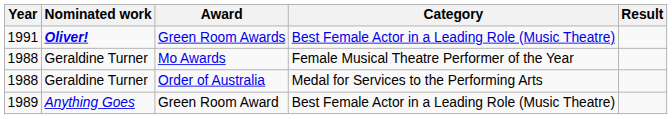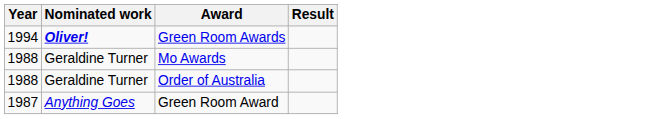- column: (453, 15)
(23, 37) 1991 -> (23, 37) 1994
(23, 102) 1989 -> (23, 102) 1987
